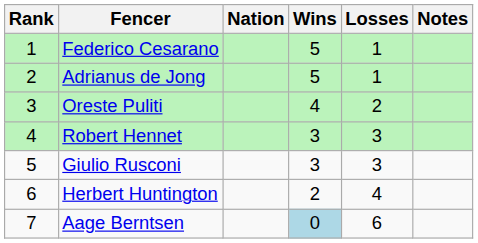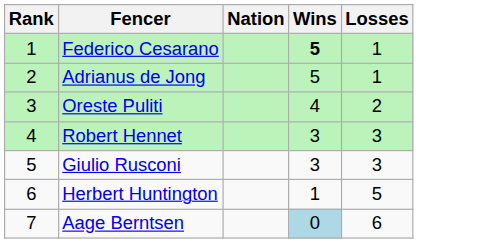- column: (443, 19)
(315, 48) normal -> (315, 48) bold
(315, 194) 2 -> (315, 194) 1
(377, 194) 4 -> (377, 194) 5
